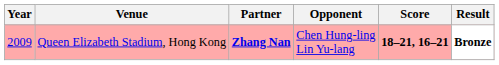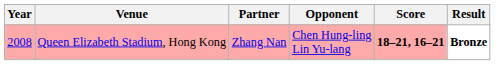(20, 42) 2009 -> (20, 42) 2008
(261, 42) bold -> (259, 42) normal
